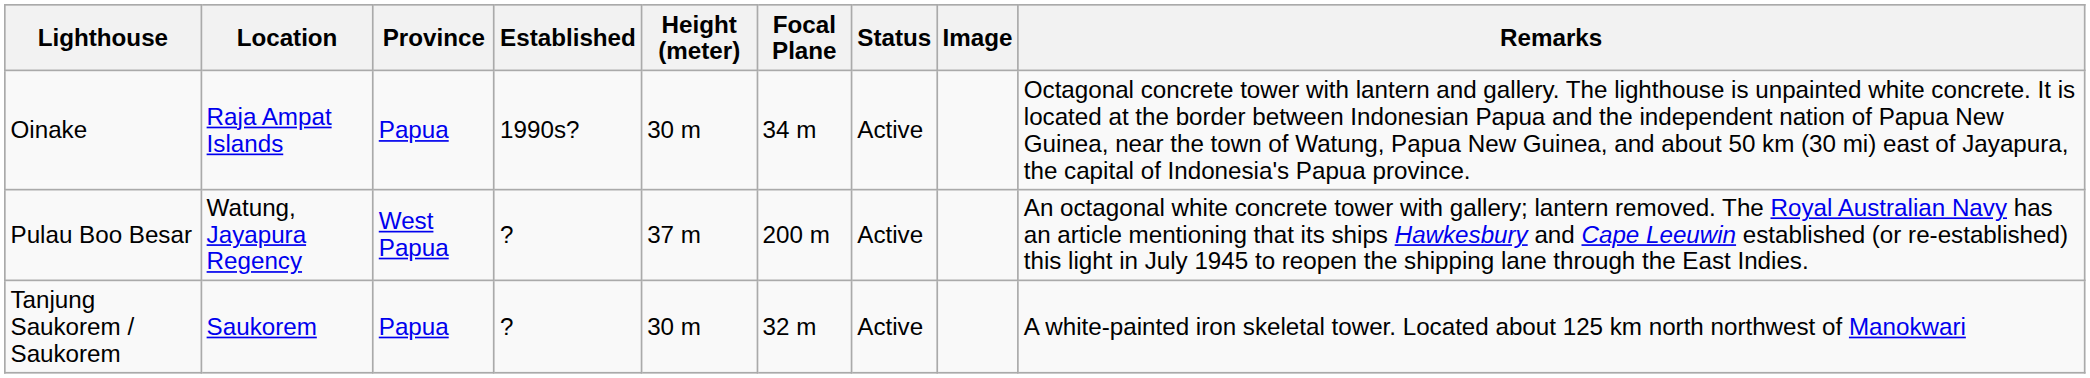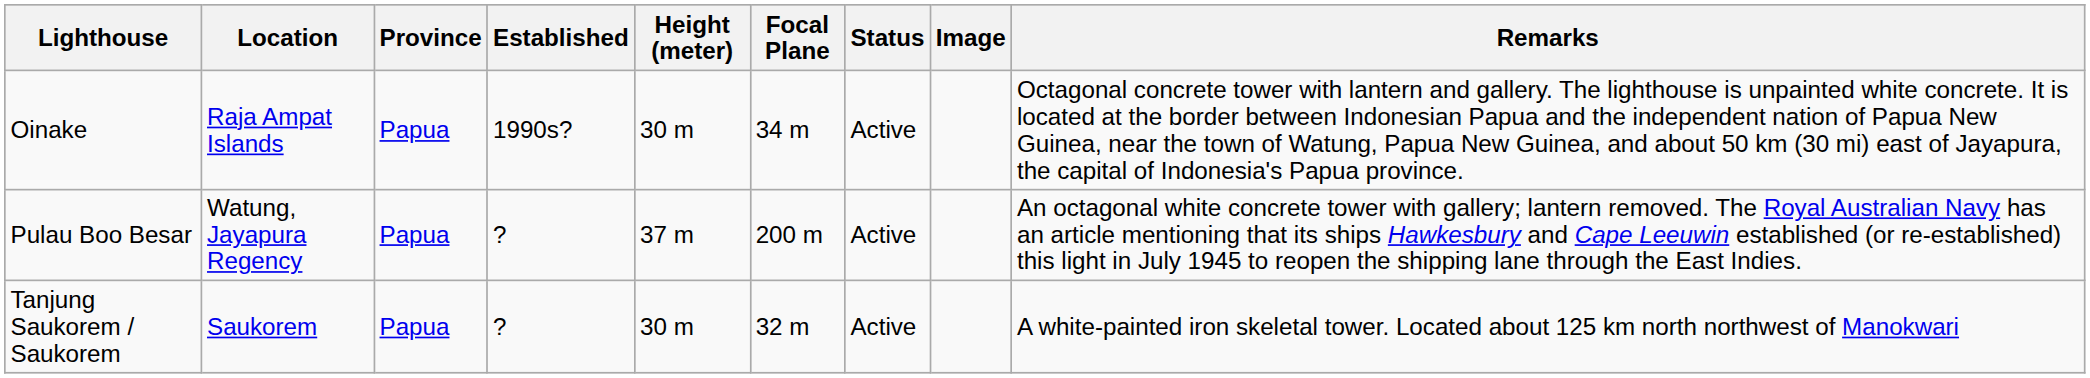(414, 235) West Papua -> (414, 235) Papua
